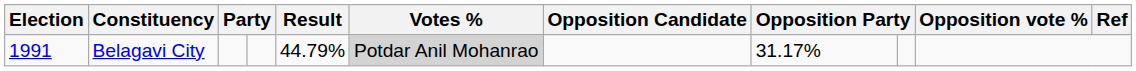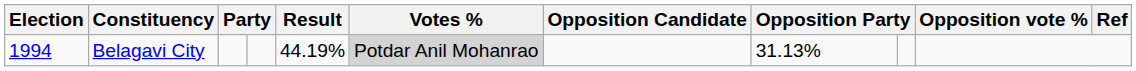(30, 50) 1991 -> (30, 50) 1994
(312, 50) 44.79% -> (312, 50) 44.19%
(788, 50) 31.17% -> (788, 50) 31.13%
